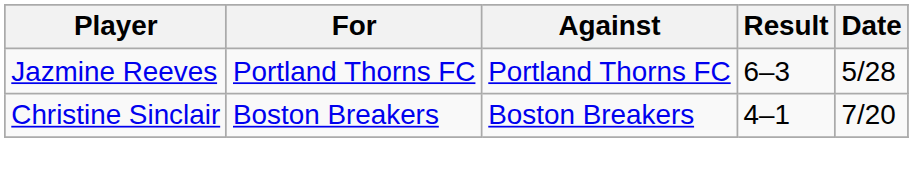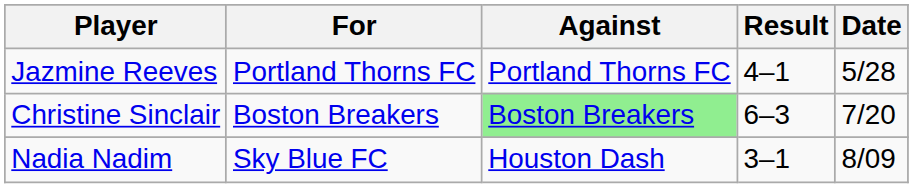(767, 70) 6–3 -> (767, 70) 4–1
(591, 114) no background -> (591, 114) lightgreen background
(767, 114) 4–1 -> (767, 114) 6–3
+ row: (92, 159)
